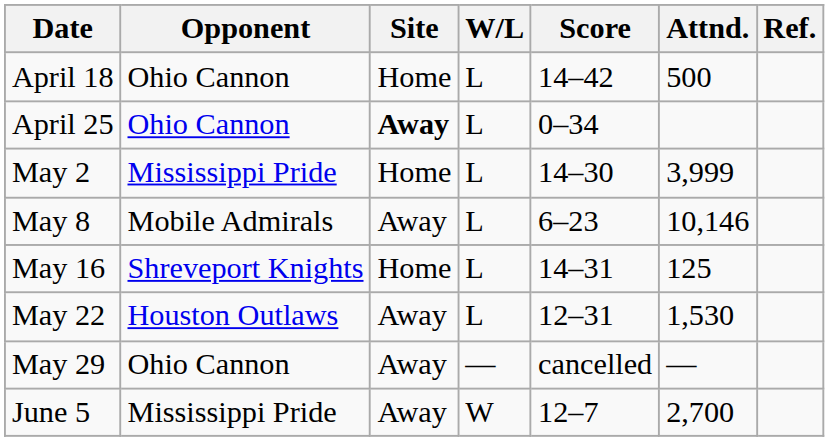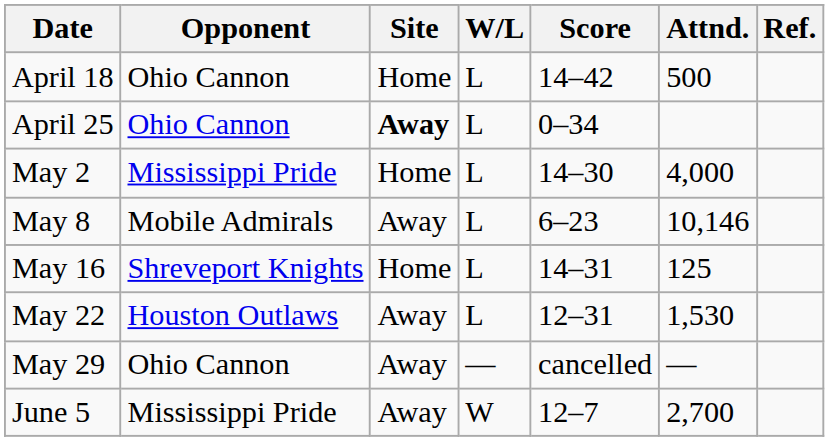(700, 172) 3,999 -> (700, 172) 4,000
